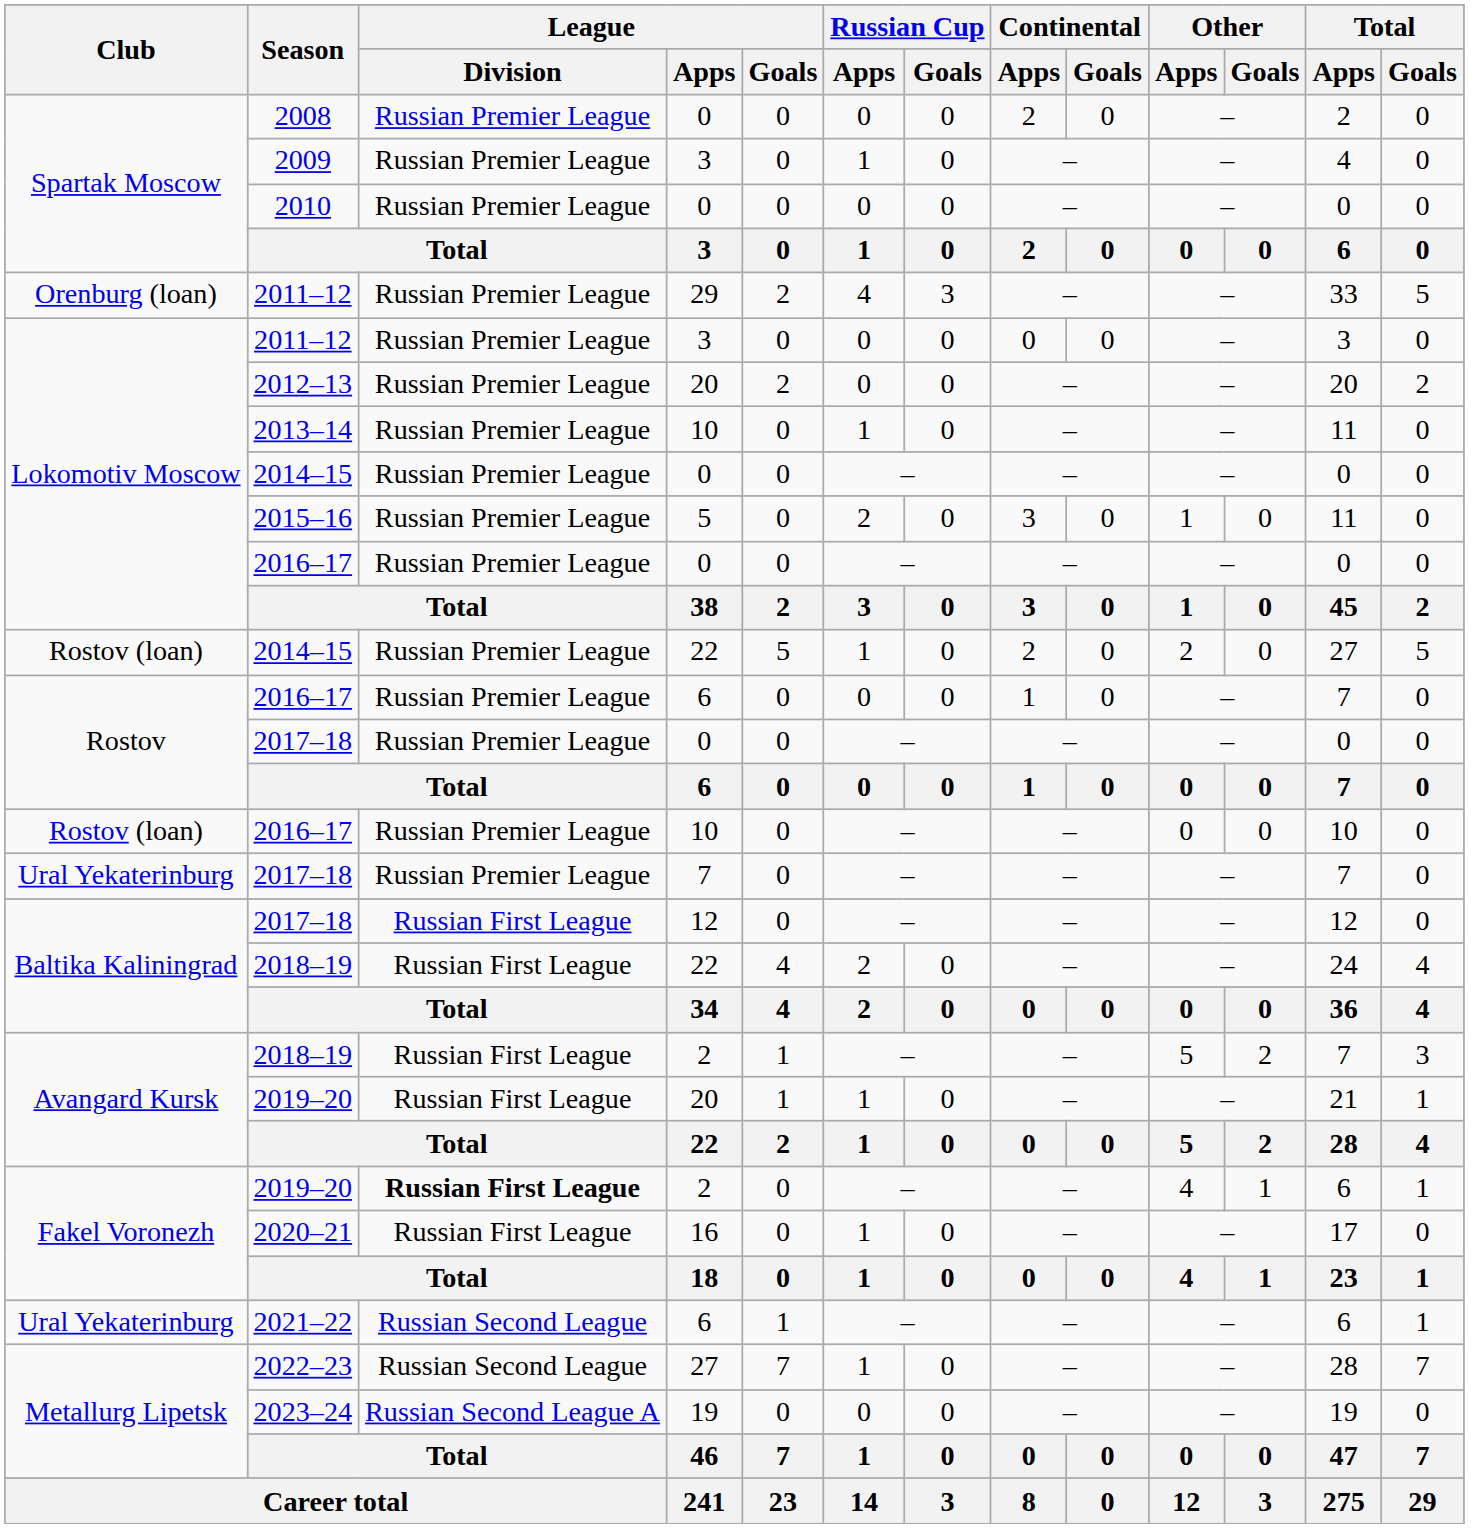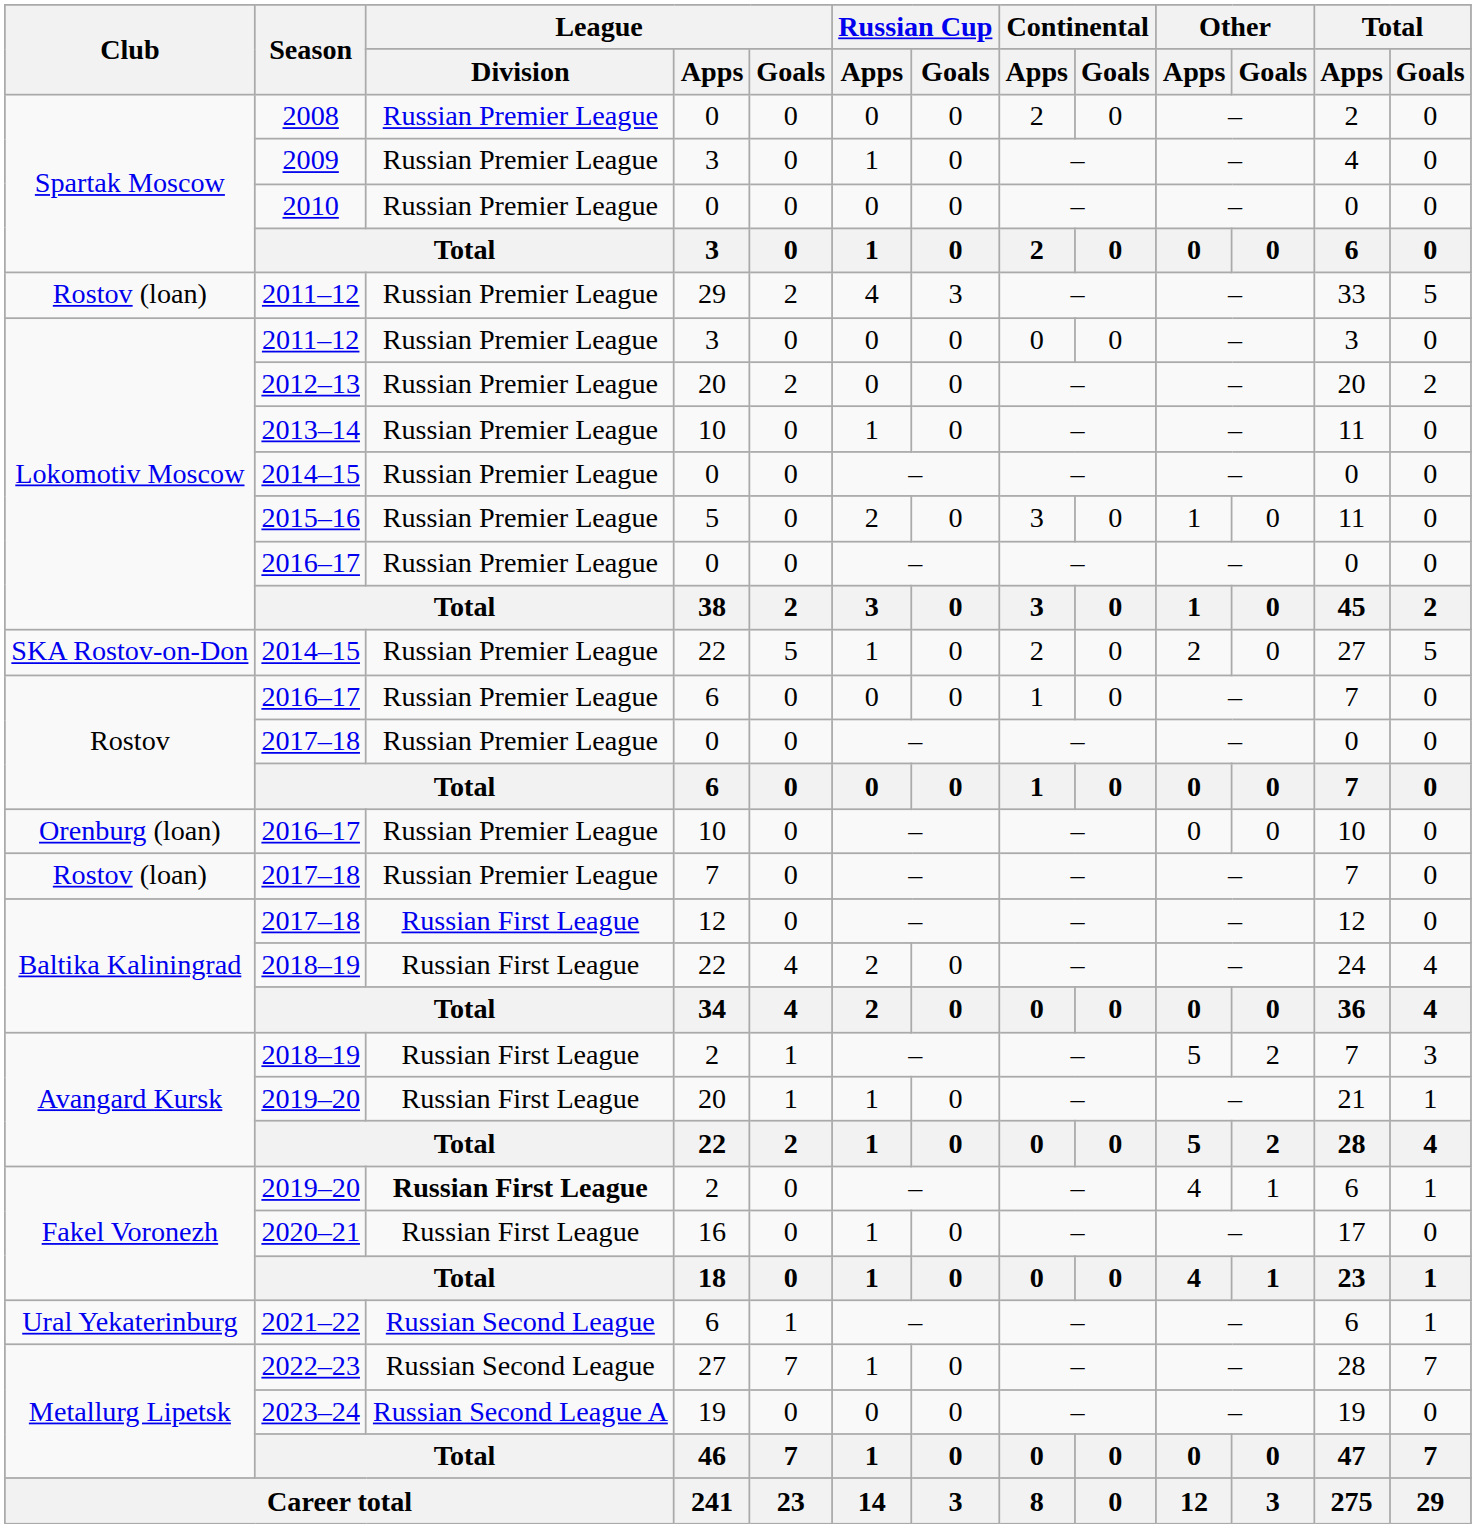(126, 294) Orenburg (loan) -> (130, 294) Rostov (loan)
(126, 652) Rostov (loan) -> (130, 652) SKA Rostov-on-Don
(126, 830) Rostov (loan) -> (130, 830) Orenburg (loan)
(126, 875) Ural Yekaterinburg -> (130, 875) Rostov (loan)
